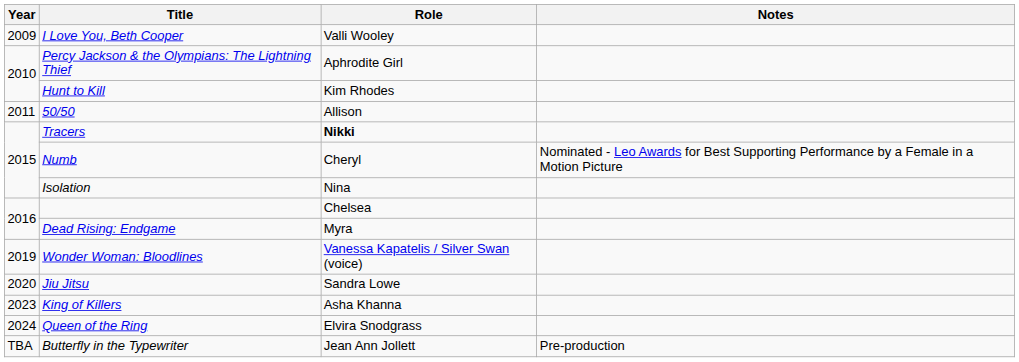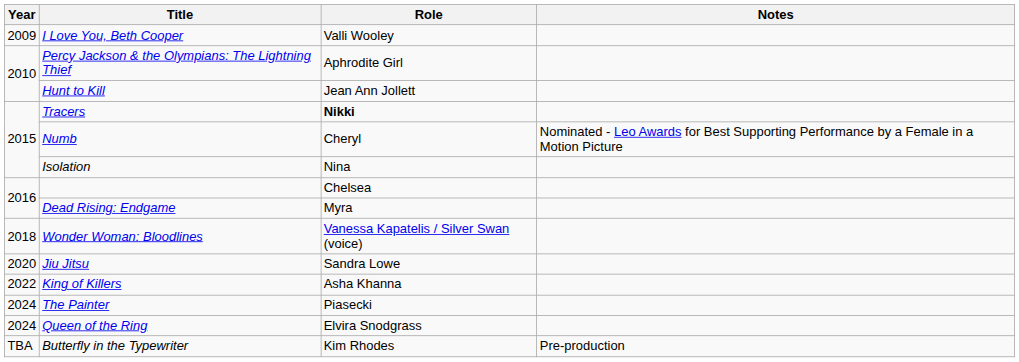(359, 91) Kim Rhodes -> (369, 91) Jean Ann Jollett
- row: (58, 111)
(22, 256) 2019 -> (22, 236) 2018
(22, 305) 2023 -> (22, 284) 2022
+ row: (76, 305)
(369, 346) Jean Ann Jollett -> (359, 346) Kim Rhodes
